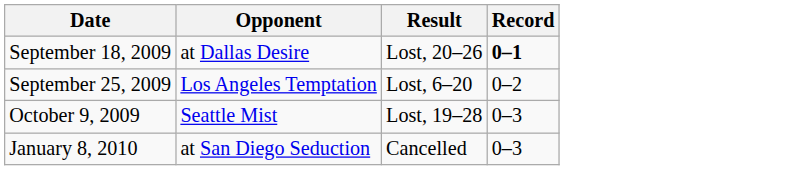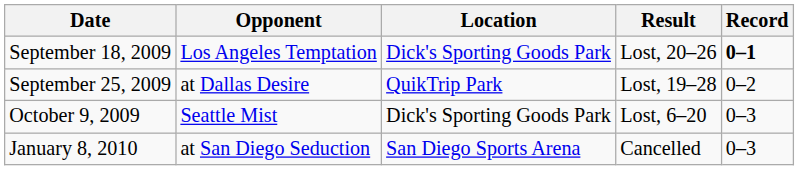+ column: (499, 20)
(245, 52) at Dallas Desire -> (279, 52) Los Angeles Temptation
(279, 84) Los Angeles Temptation -> (245, 84) at Dallas Desire
(429, 84) Lost, 6–20 -> (668, 84) Lost, 19–28
(434, 116) Lost, 19–28 -> (663, 116) Lost, 6–20
